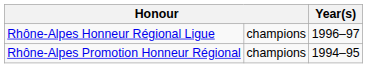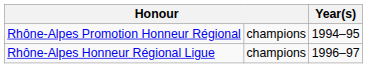rows swapped: (111, 33) <-> (124, 53)
